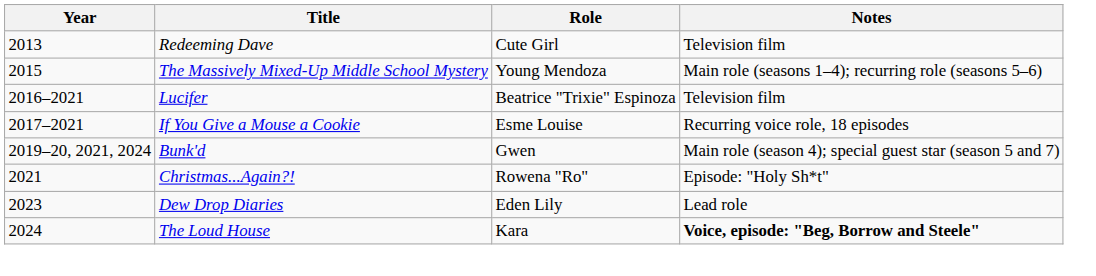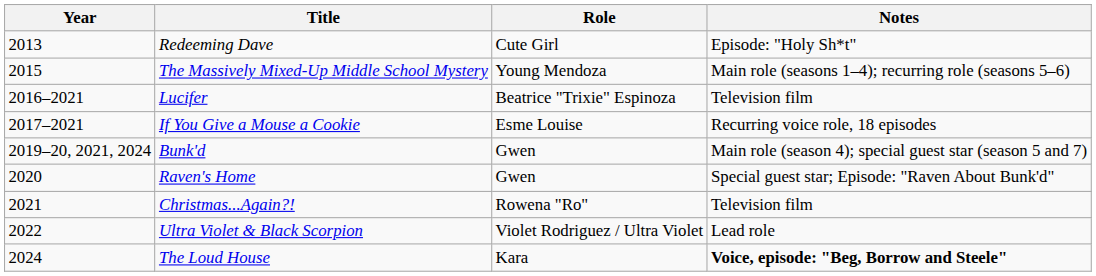(734, 44) Television film -> (784, 44) Episode: "Holy Sh*t"
+ row: (207, 177)
(756, 177) Episode: "Holy Sh*t" -> (762, 204) Television film
+ row: (261, 230)
- row: (221, 204)
